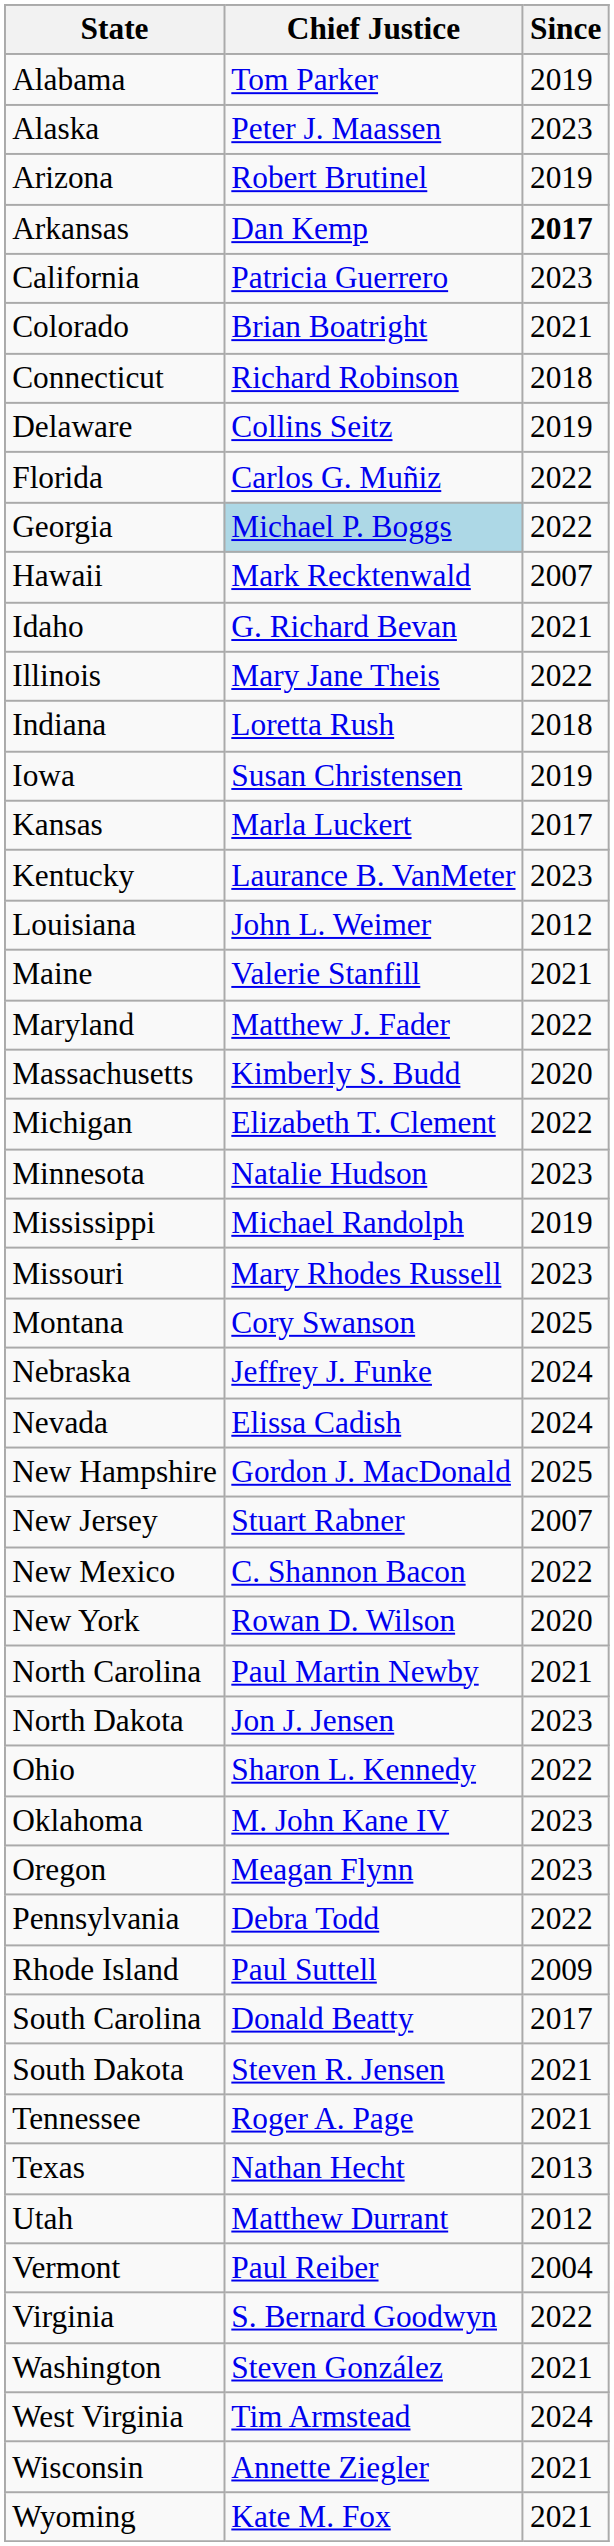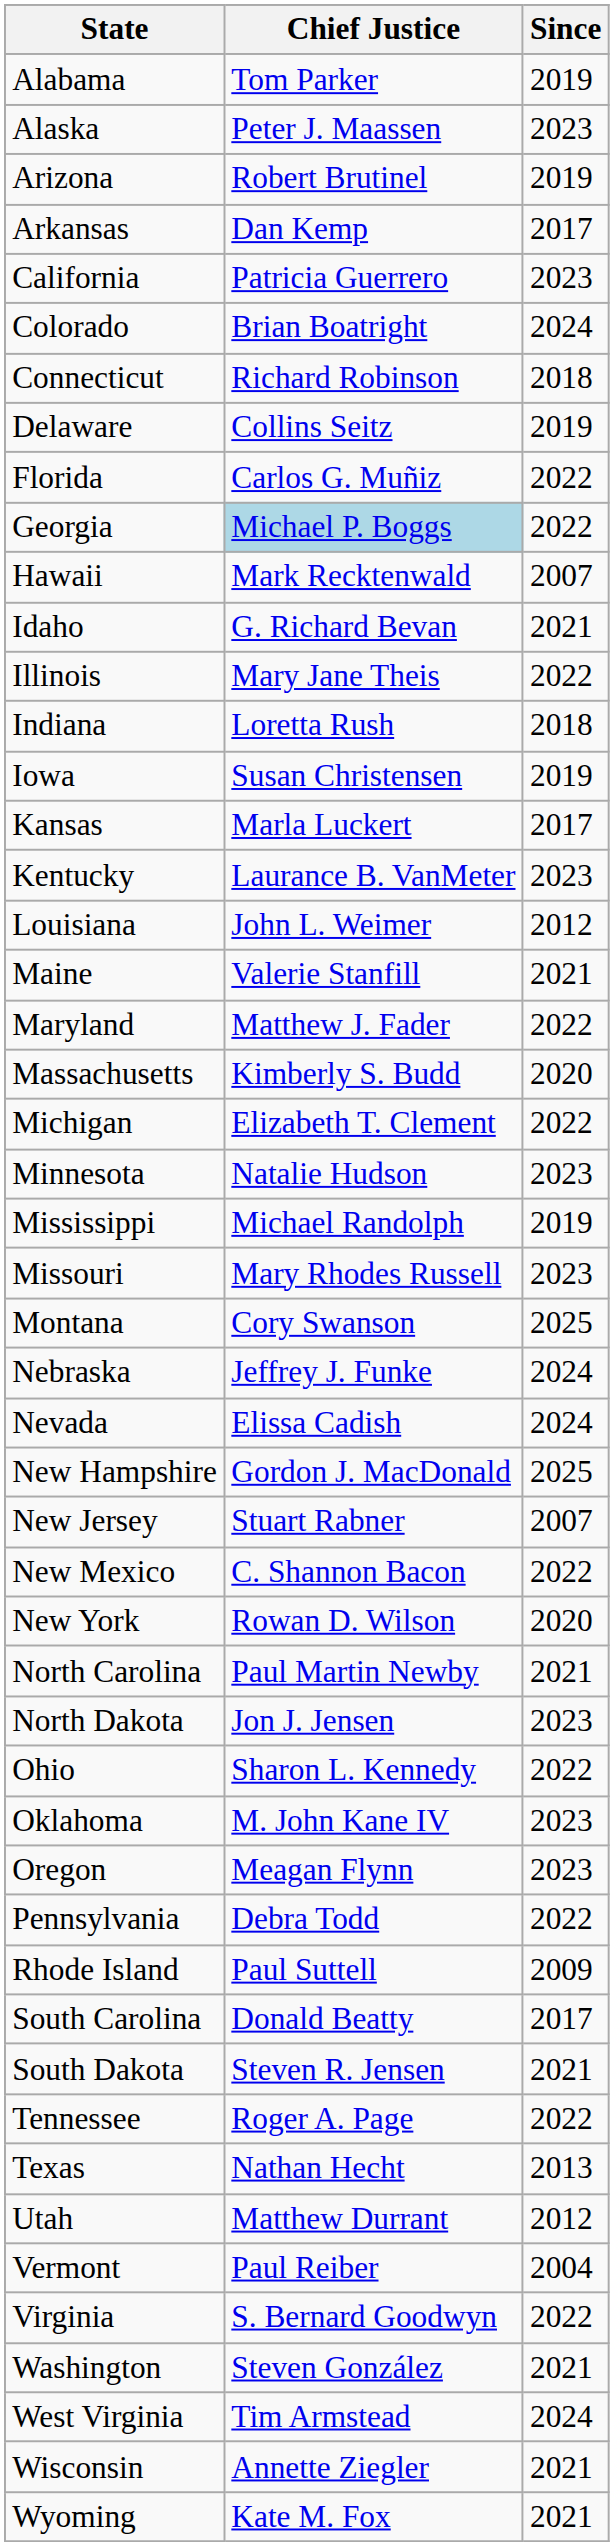(561, 228) bold -> (561, 228) normal
(561, 327) 2021 -> (561, 327) 2024
(561, 2118) 2021 -> (561, 2118) 2022
